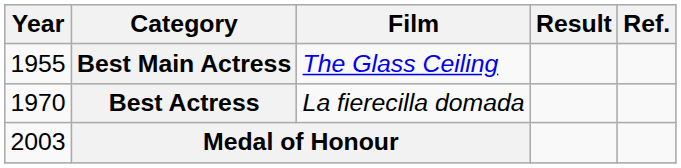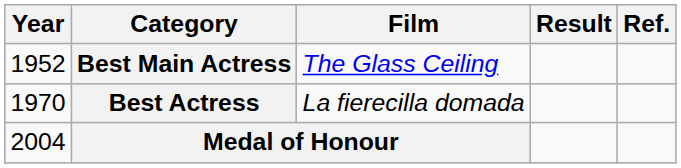(38, 63) 1955 -> (38, 63) 1952
(38, 142) 2003 -> (38, 142) 2004
